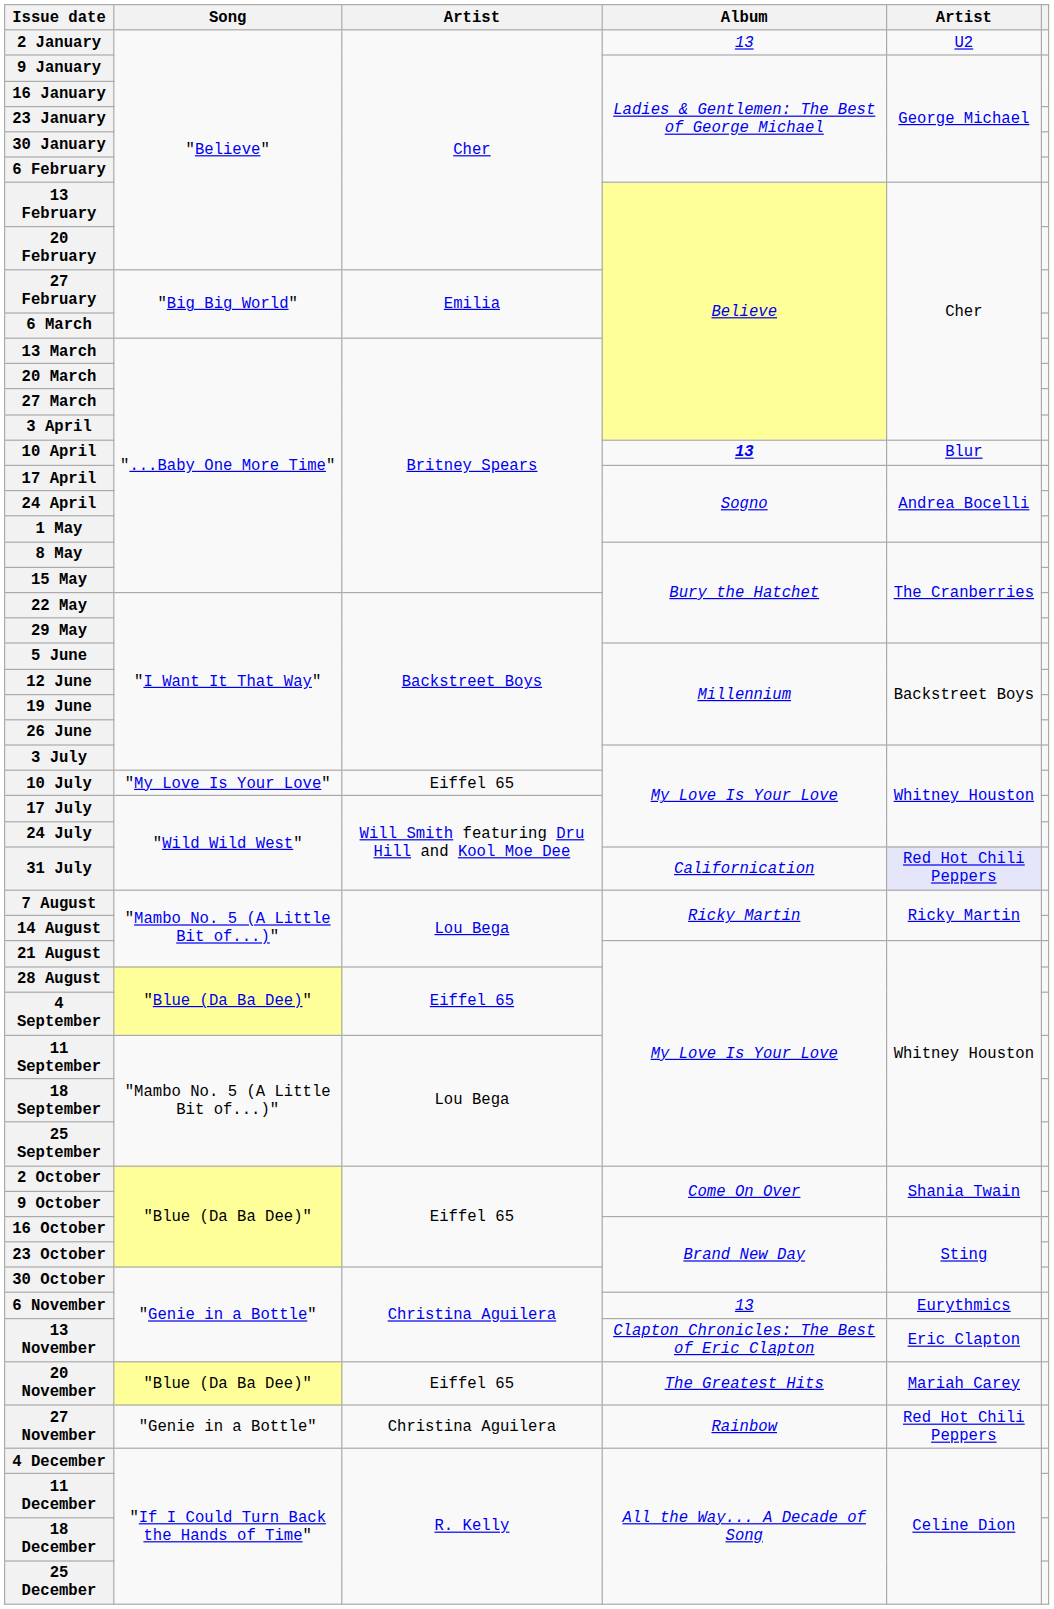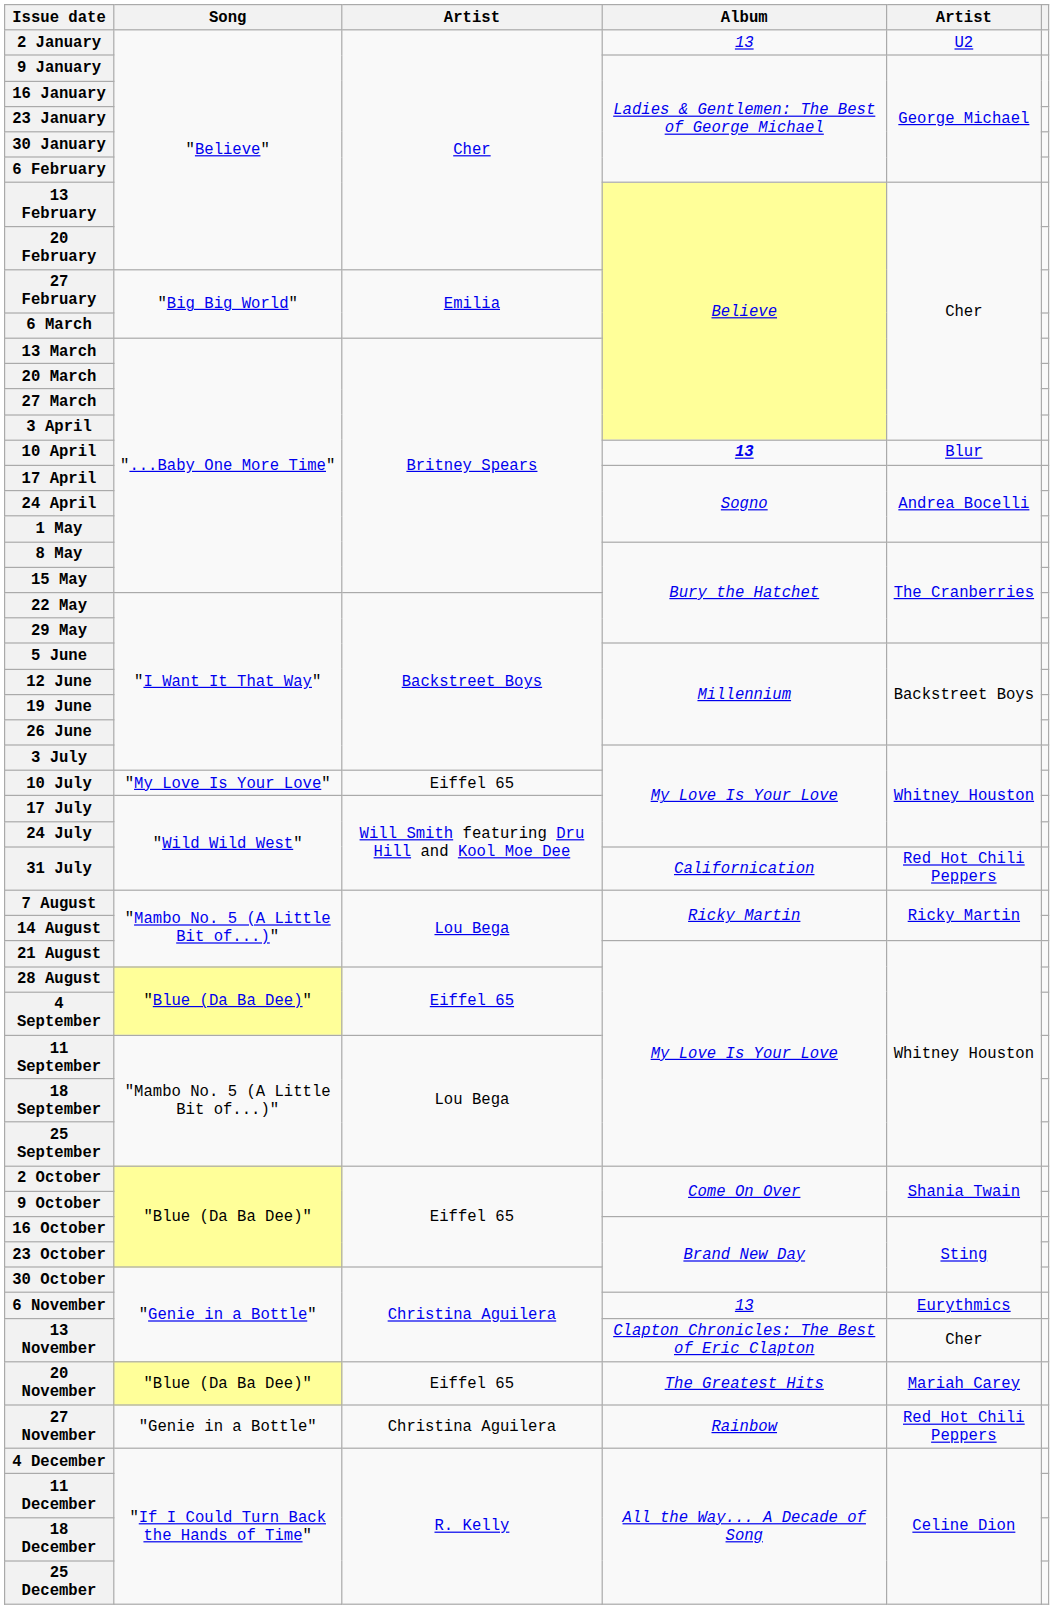(964, 868) lavender background -> (964, 868) no background
(964, 1340) Eric Clapton -> (964, 1340) Cher
